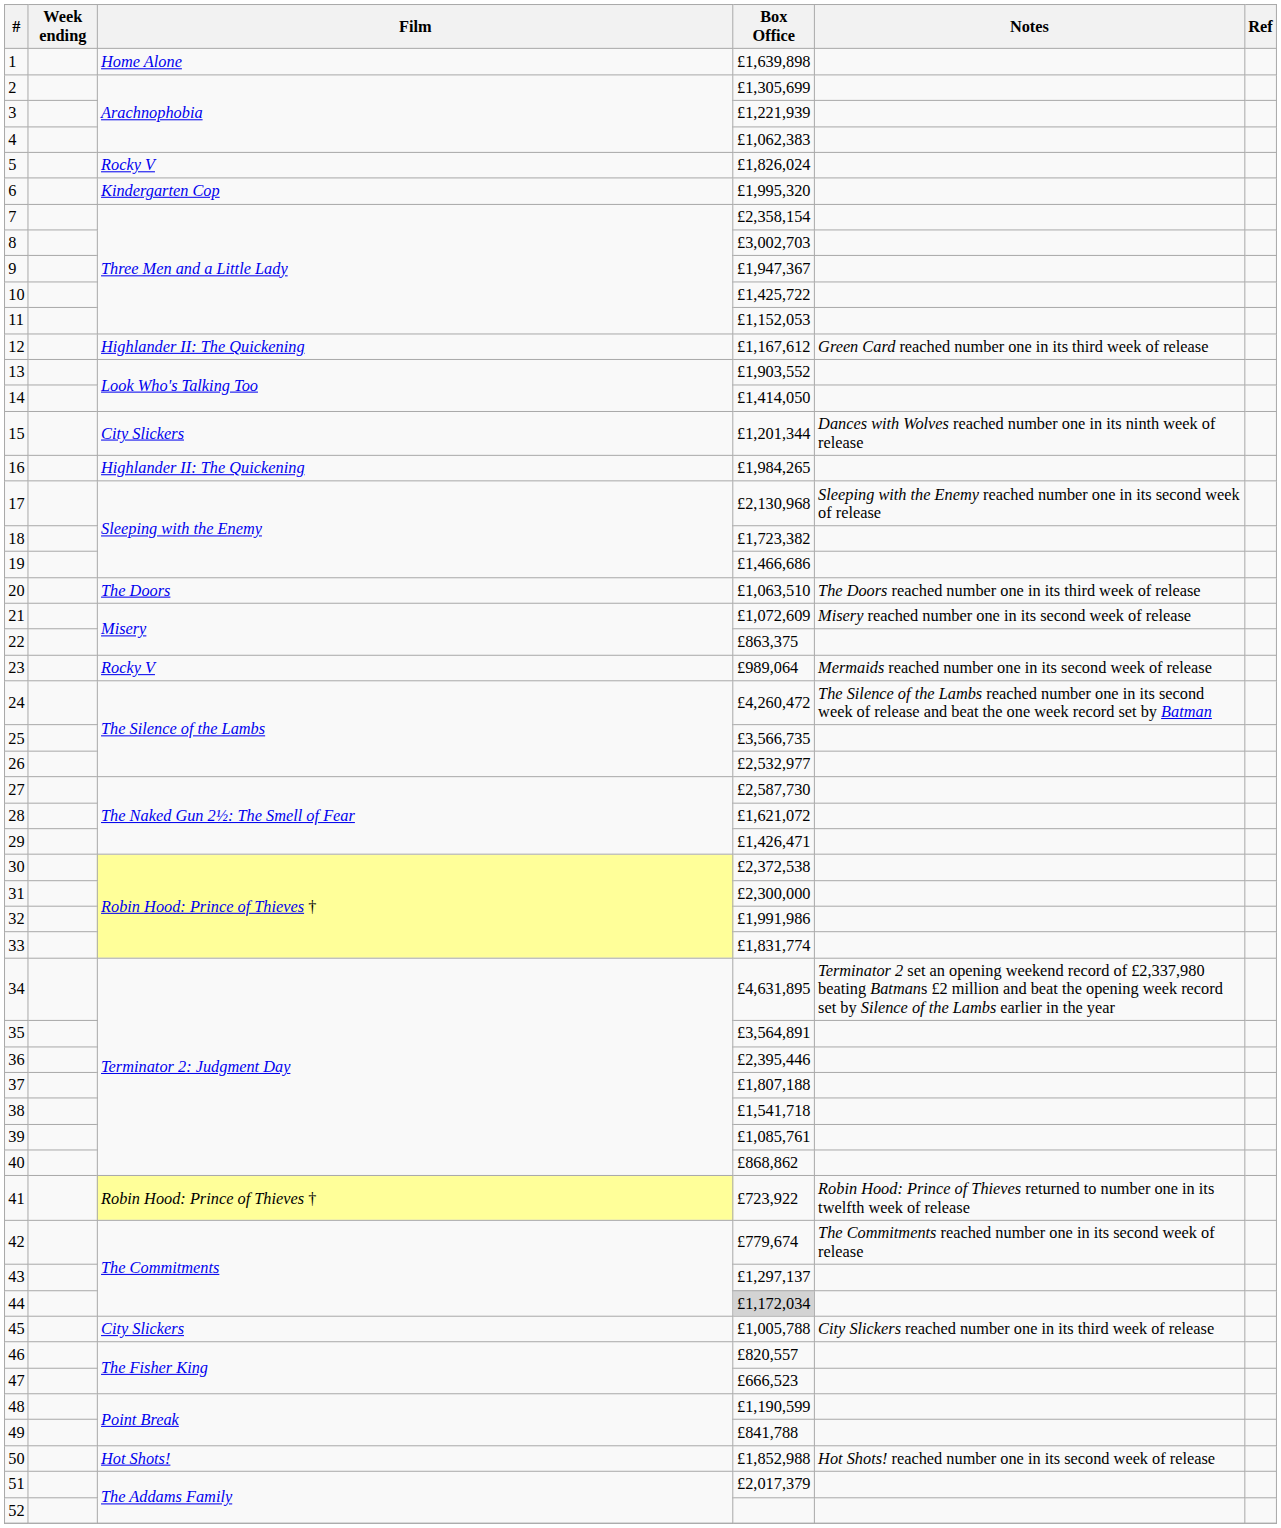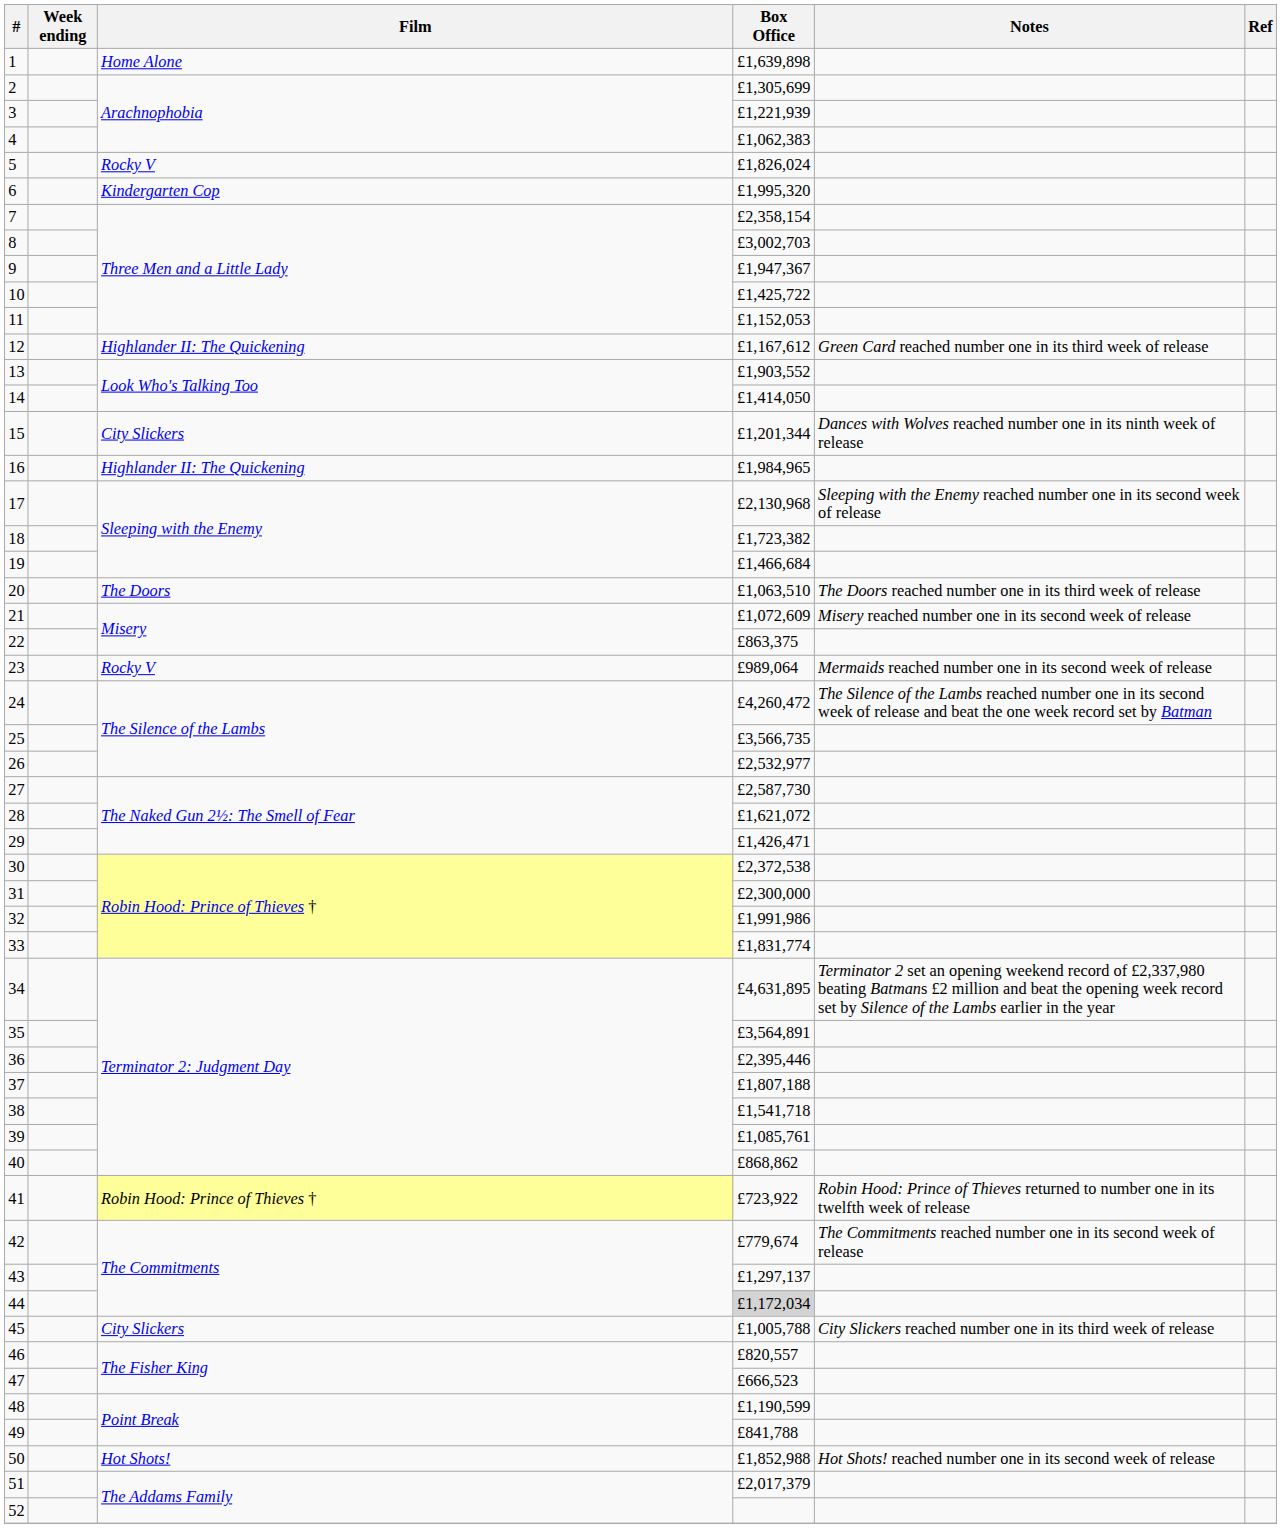(774, 468) £1,984,265 -> (774, 468) £1,984,965
(774, 564) £1,466,686 -> (774, 564) £1,466,684
